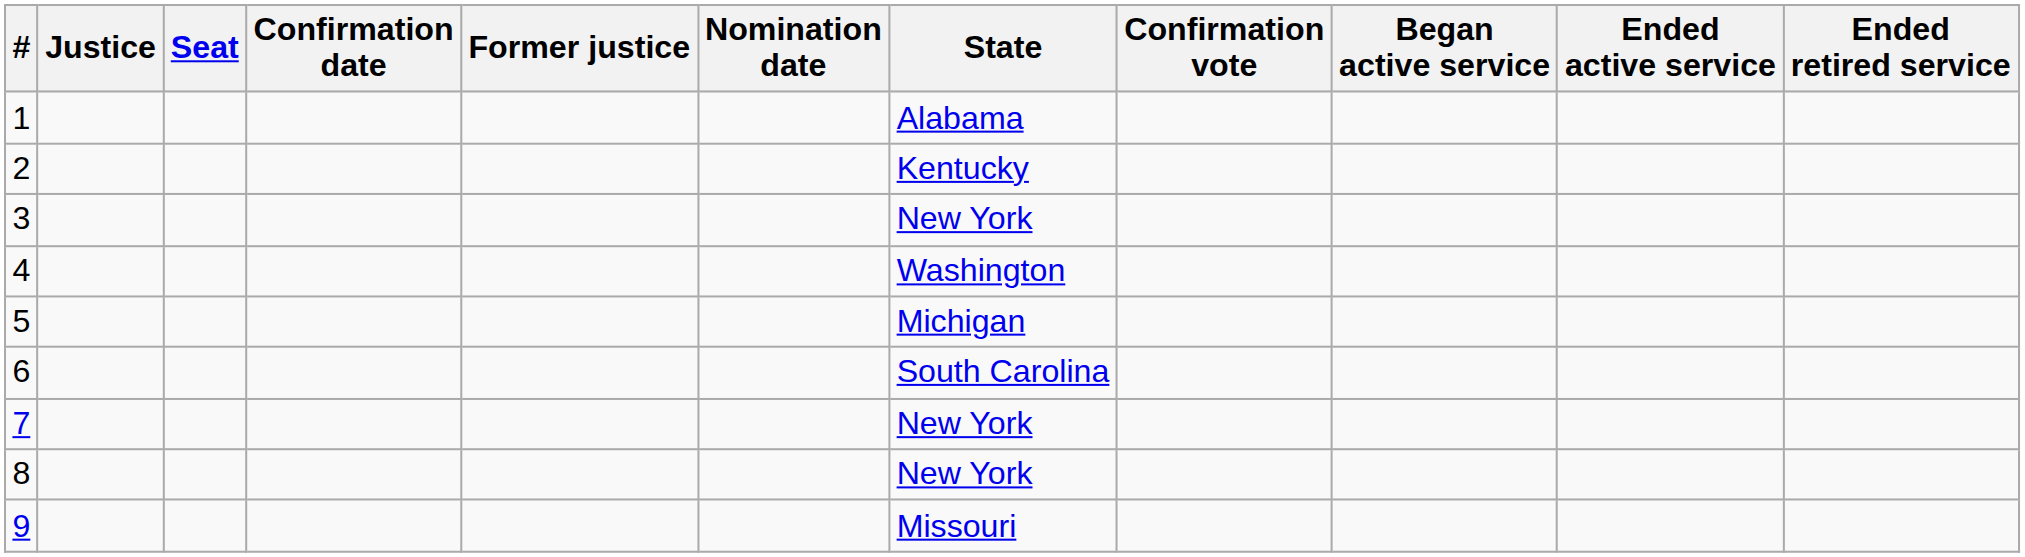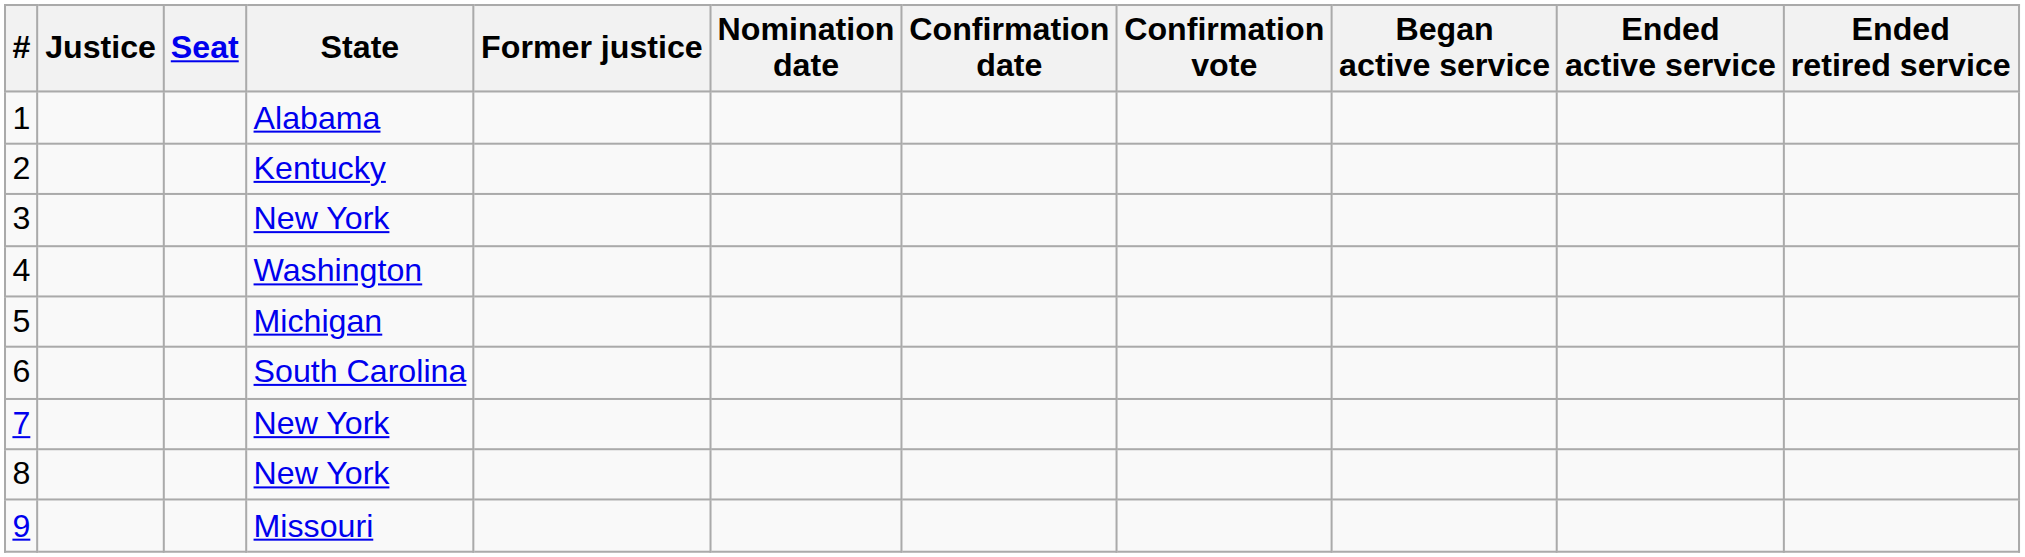columns swapped: (1003, 48) <-> (354, 48)
